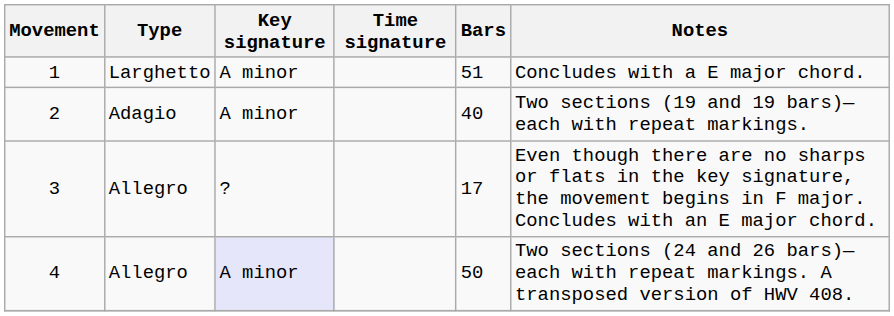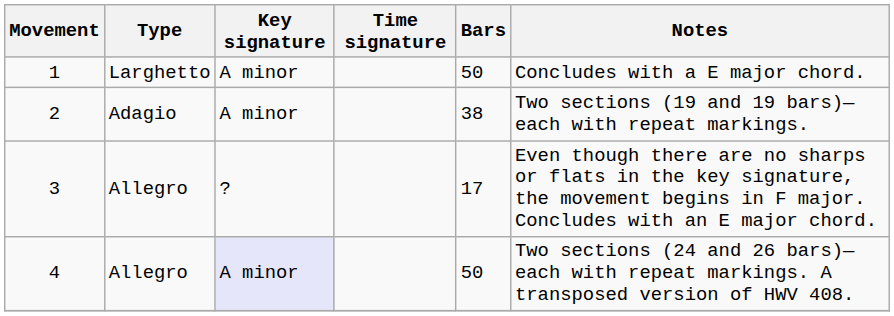(472, 73) 51 -> (472, 73) 50
(472, 114) 40 -> (472, 114) 38
